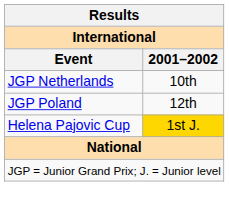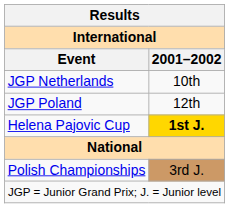(183, 125) normal -> (187, 125) bold
+ row: (77, 170)
